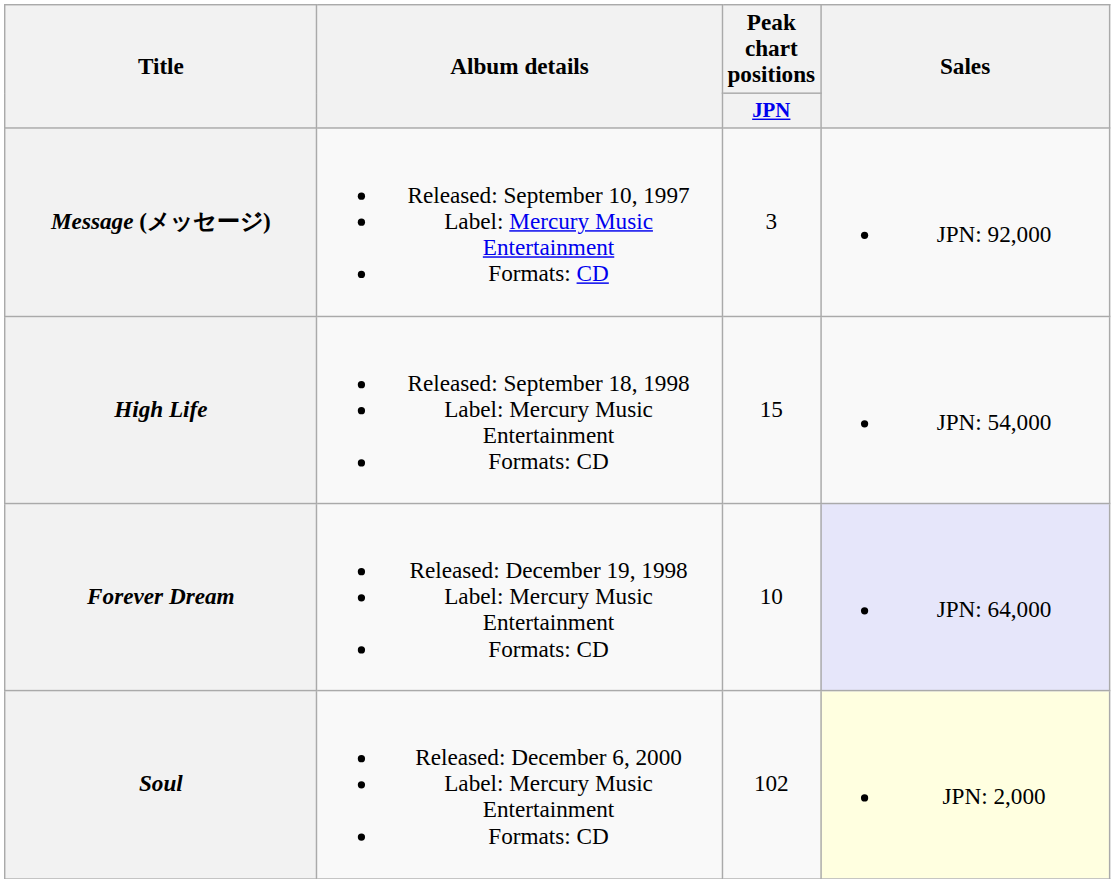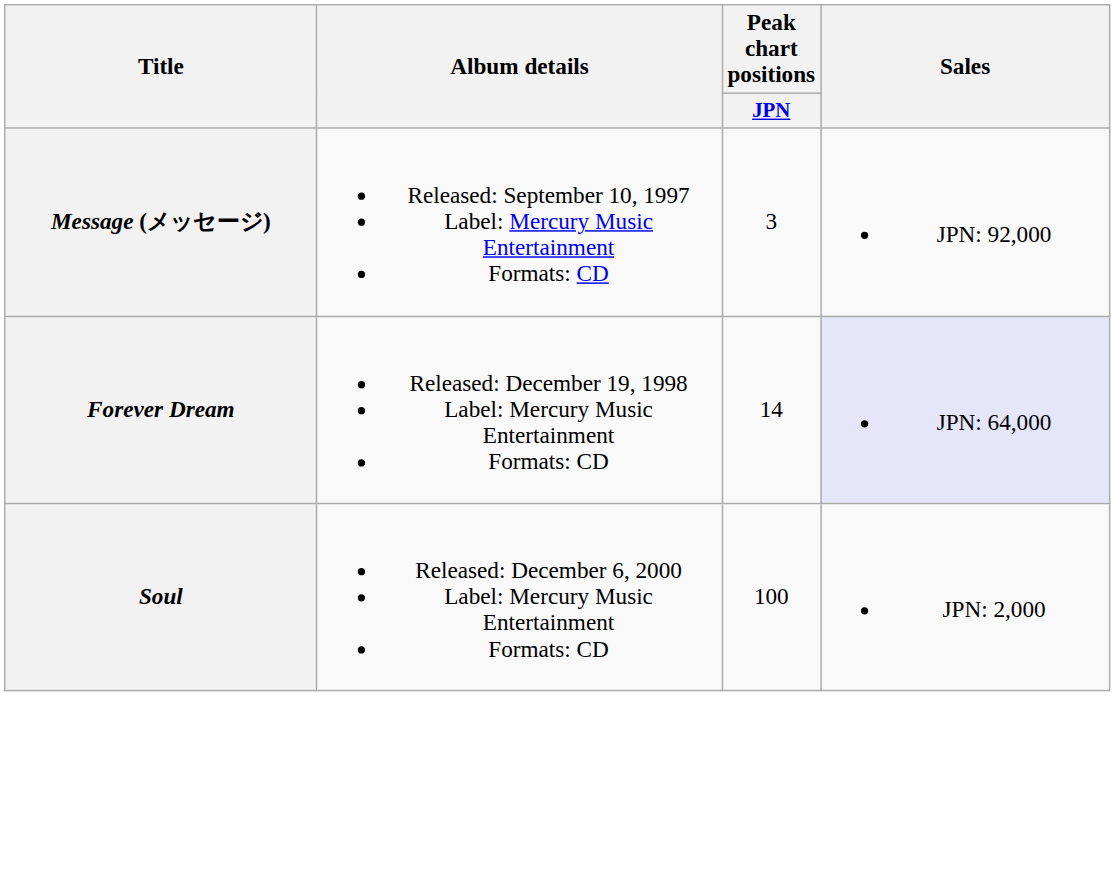- row: (161, 409)
(771, 596) 10 -> (771, 409) 14
(771, 784) 102 -> (771, 596) 100
(965, 798) lightyellow background -> (965, 610) no background
